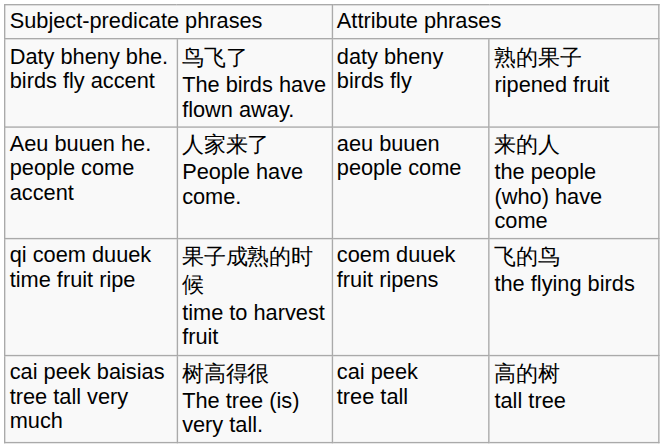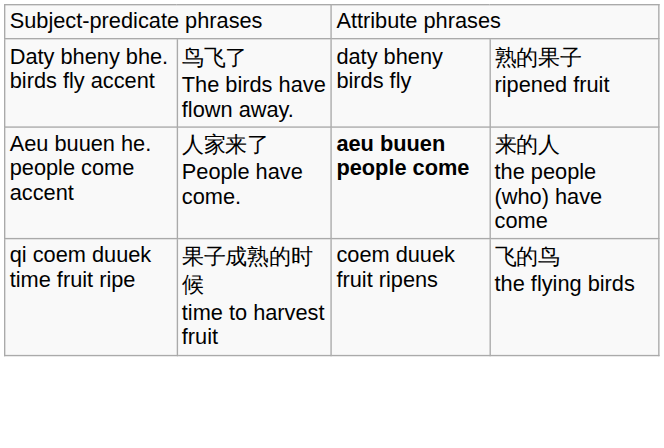(399, 156) normal -> (403, 156) bold
- row: (87, 396)
